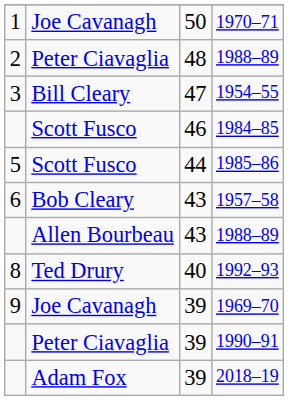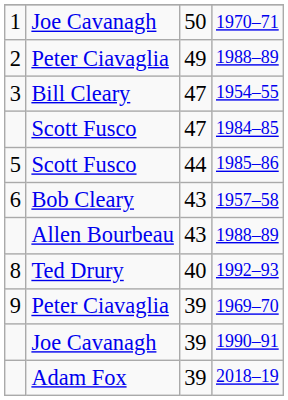(195, 57) 48 -> (195, 57) 49
(195, 128) 46 -> (195, 128) 47
(94, 306) Joe Cavanagh -> (100, 306) Peter Ciavaglia
(100, 341) Peter Ciavaglia -> (94, 341) Joe Cavanagh
